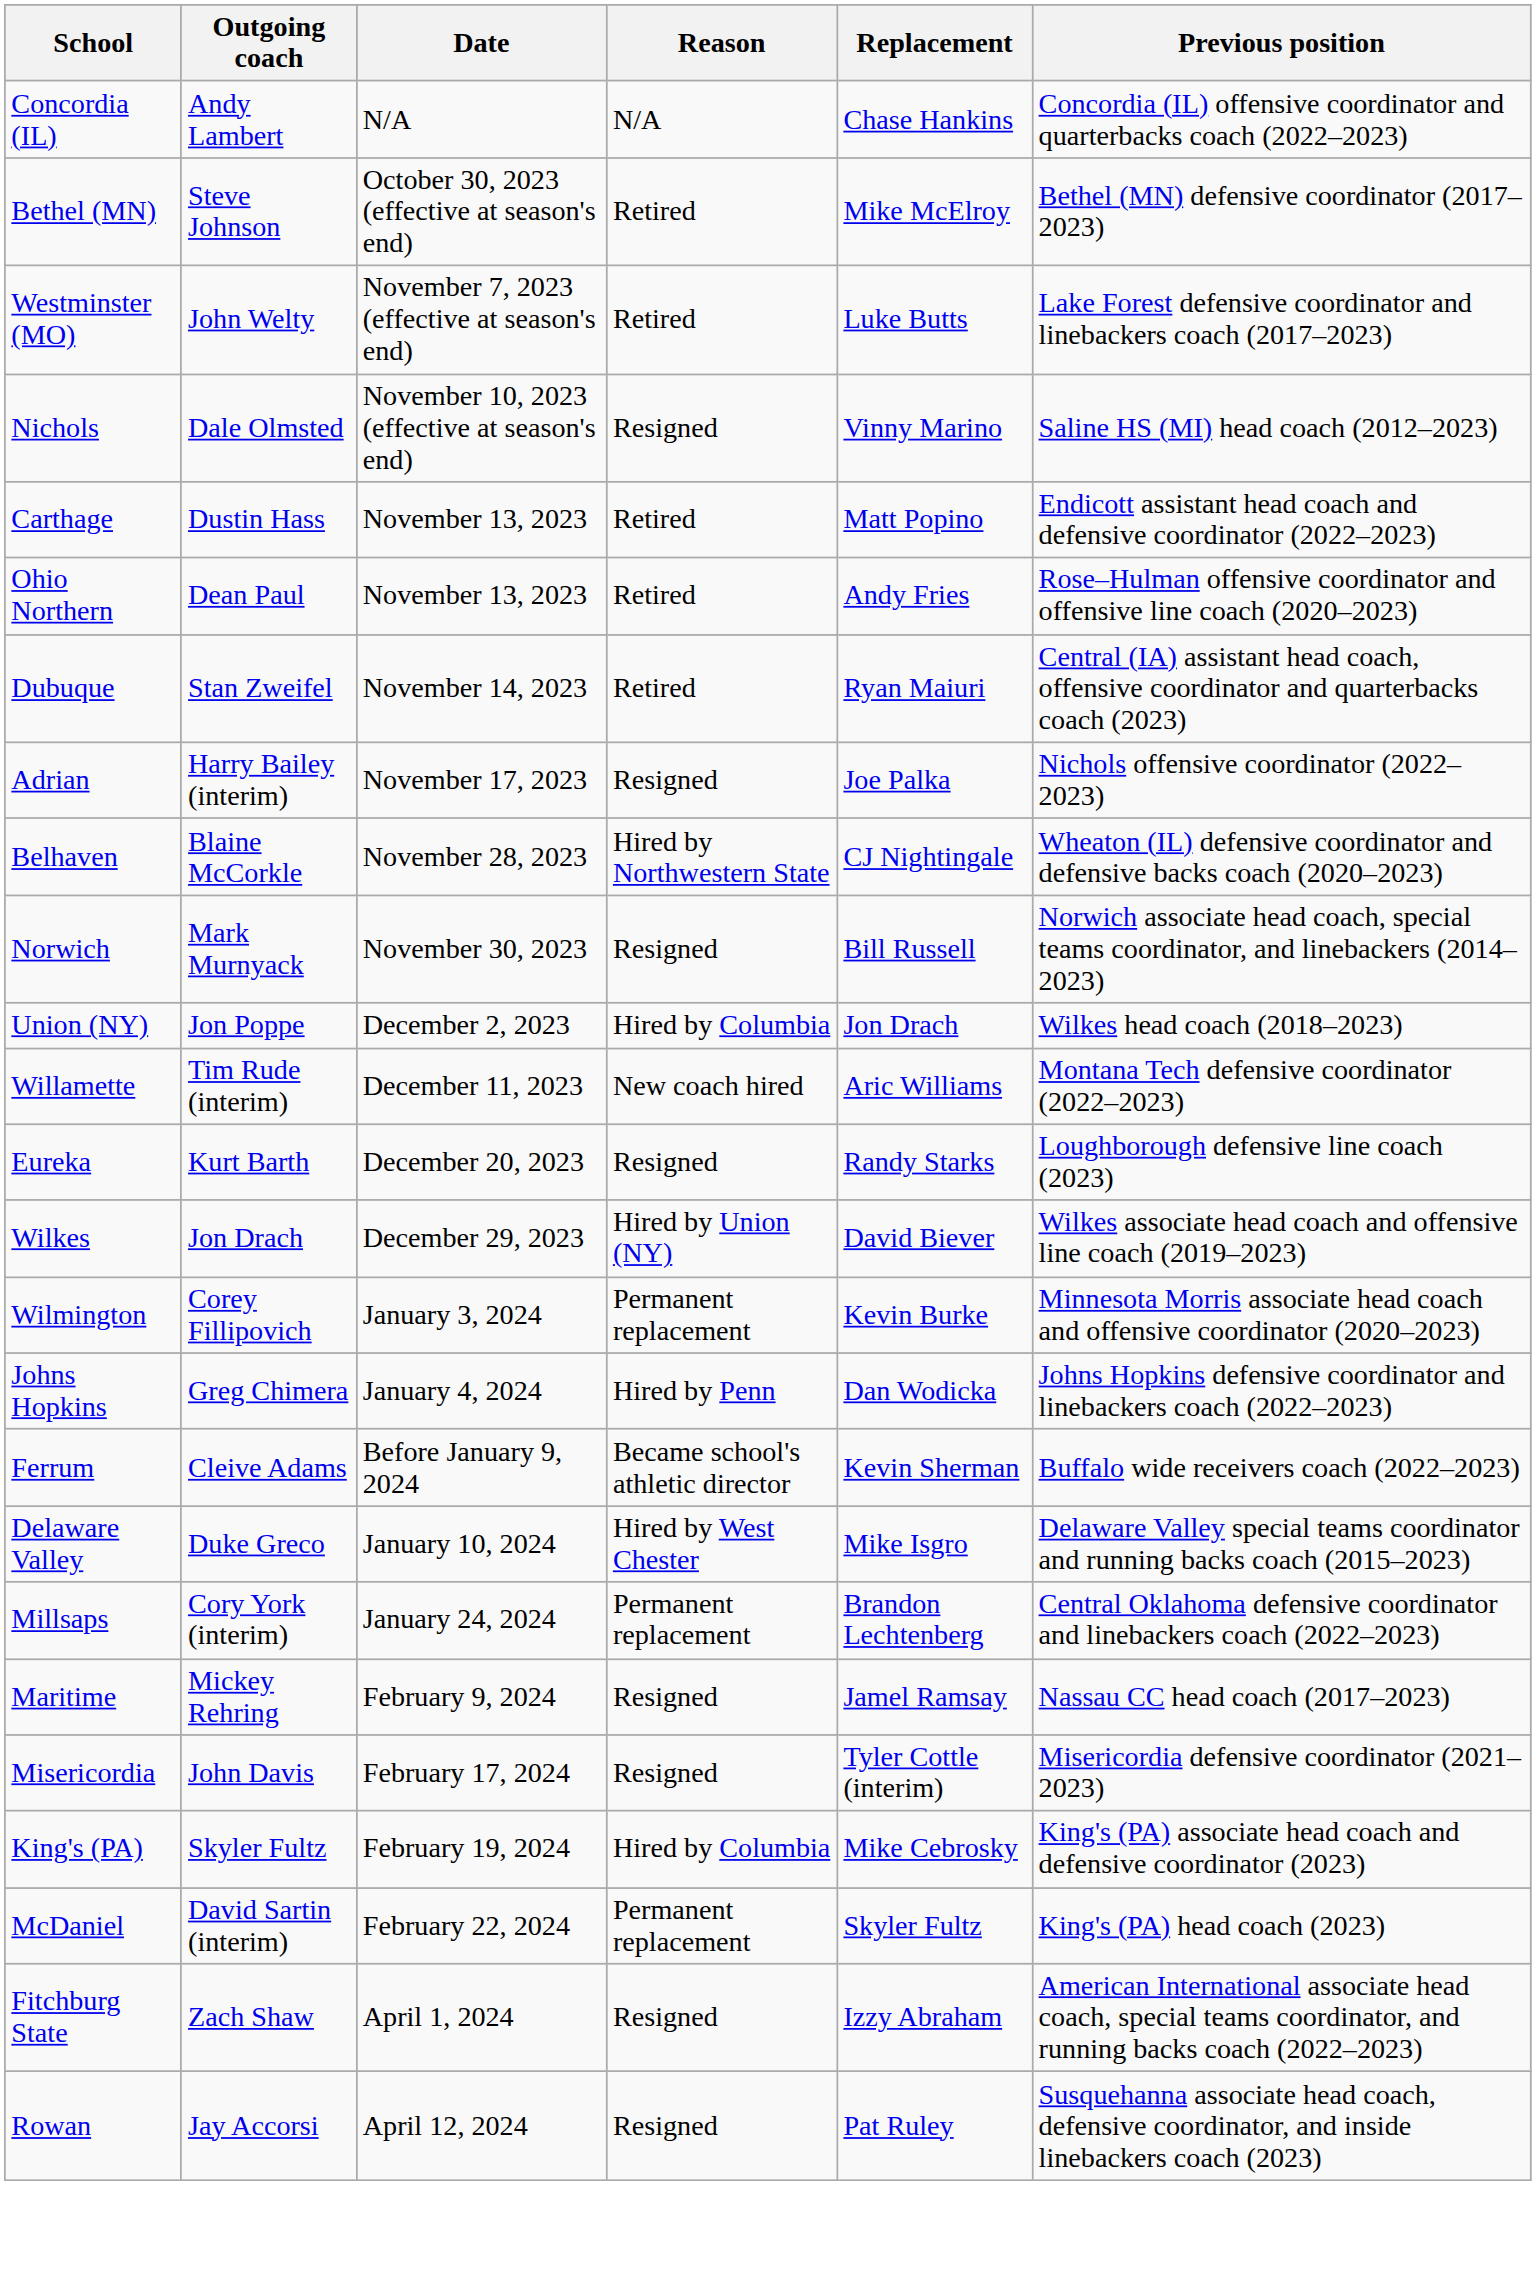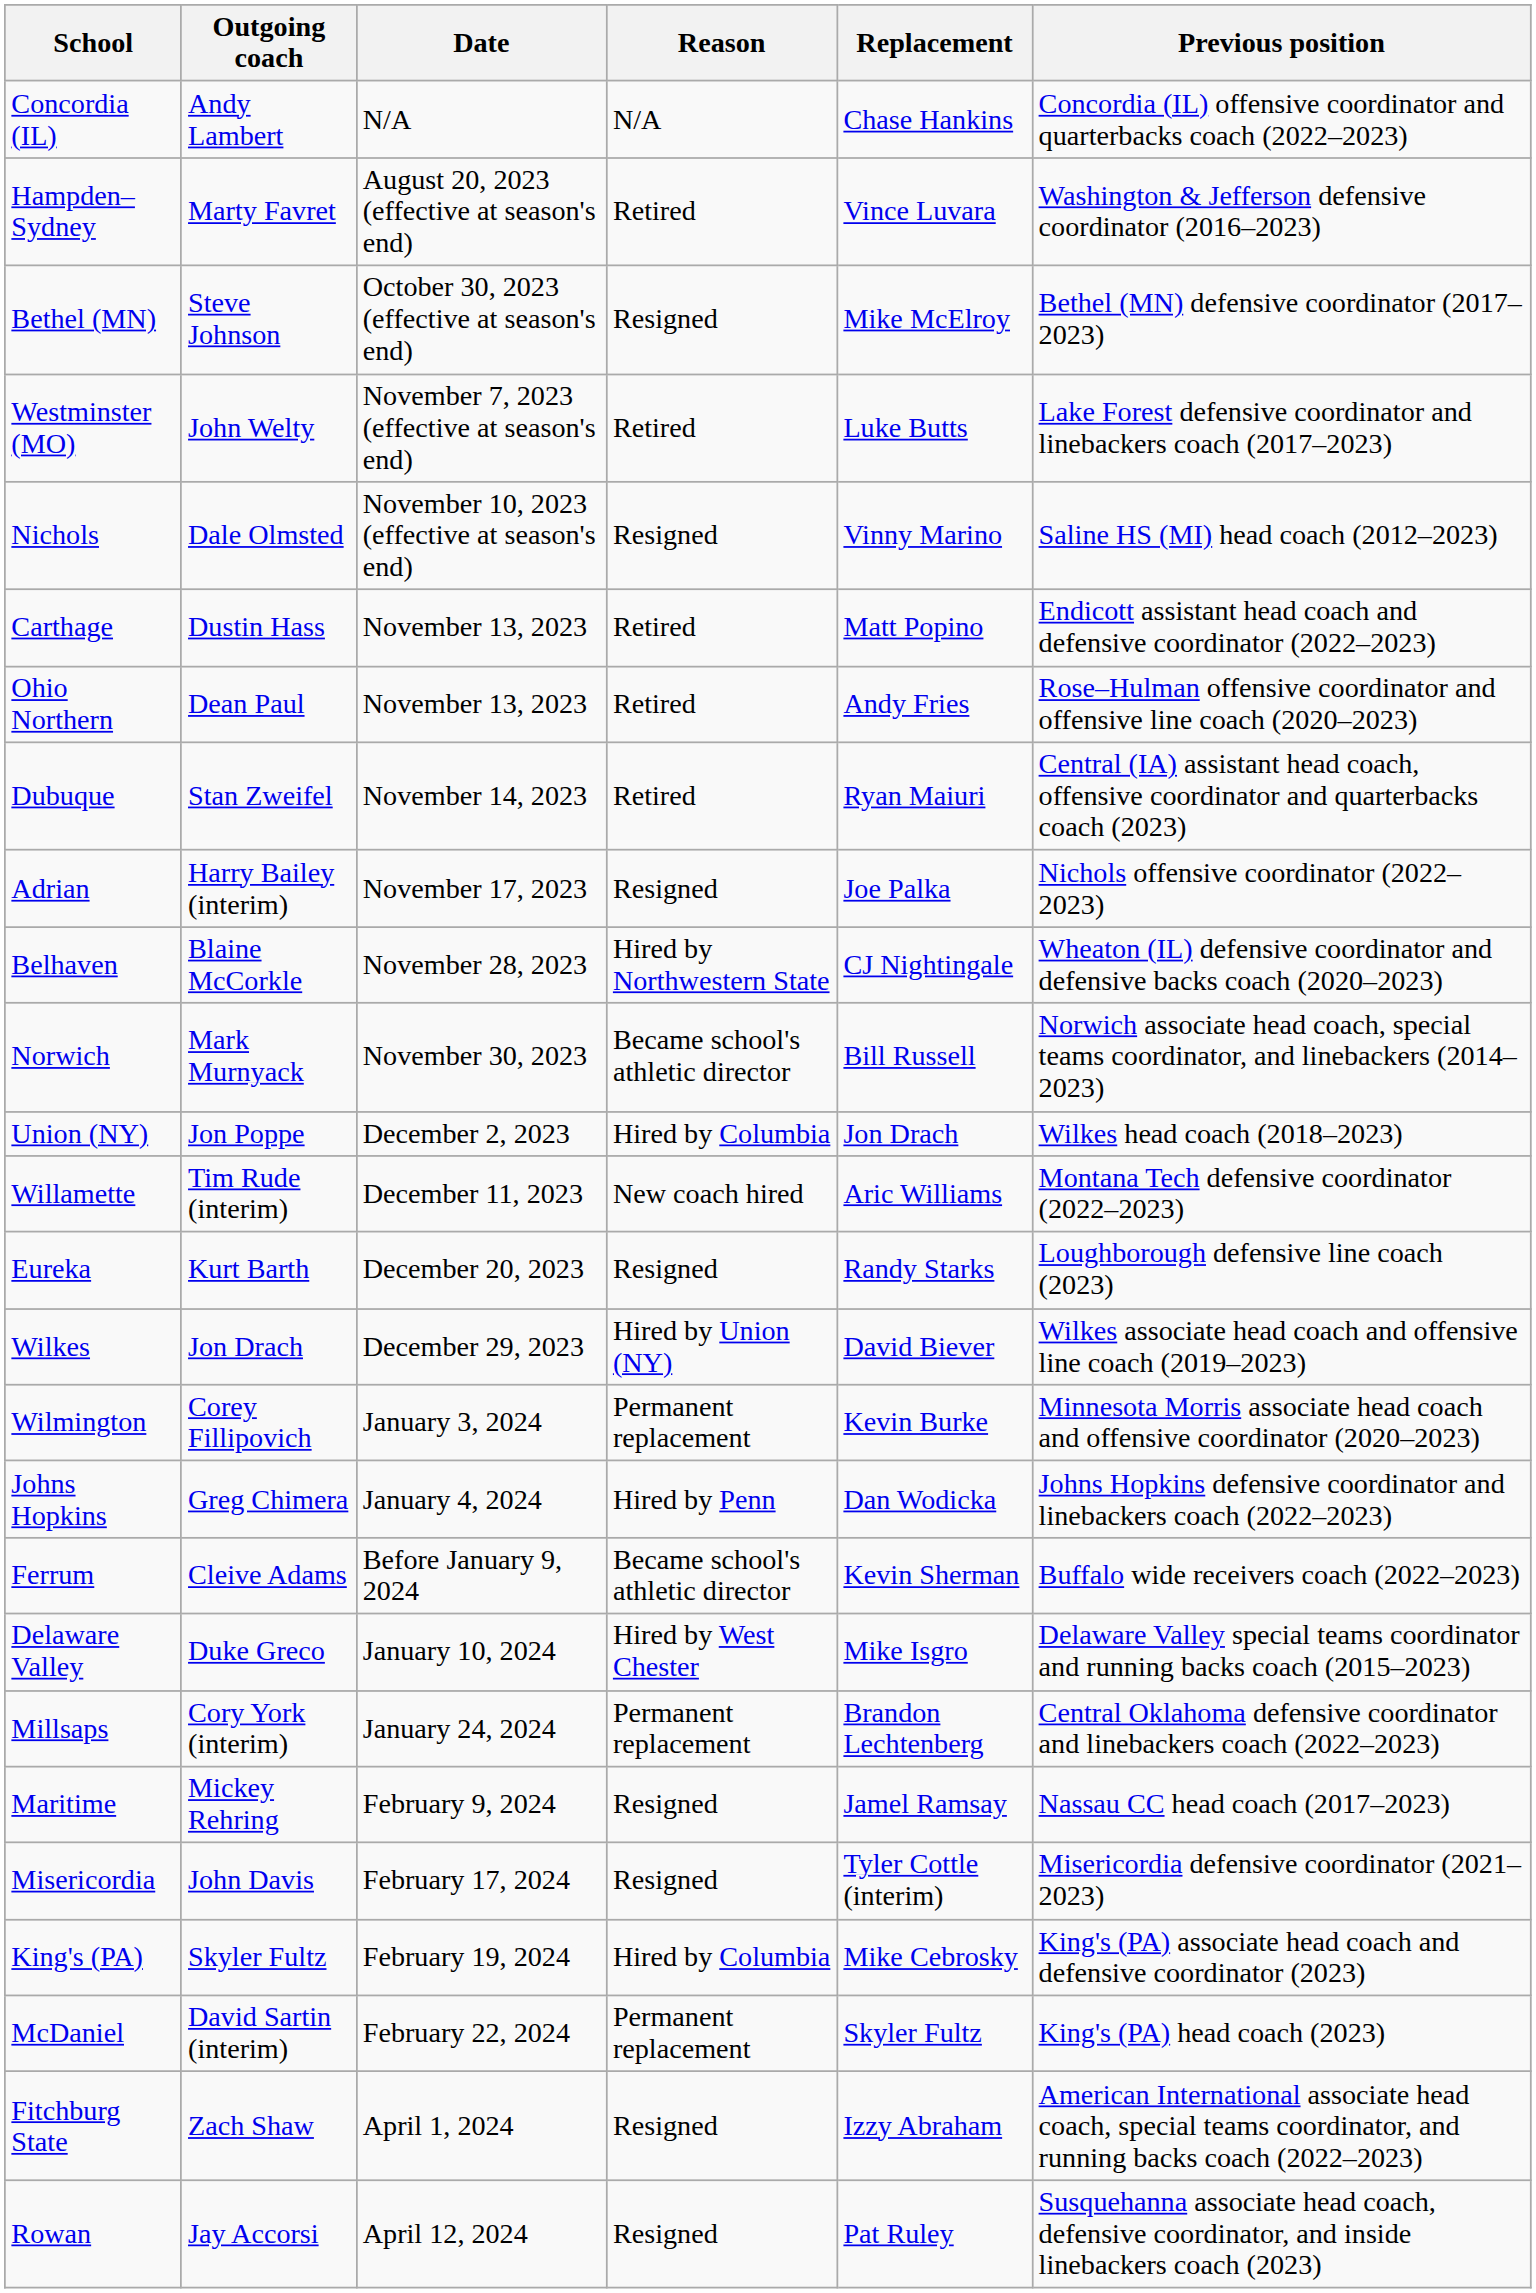+ row: (73, 211)
(654, 211) Retired -> (665, 319) Resigned
(665, 948) Resigned -> (707, 1056) Became school's athletic director
